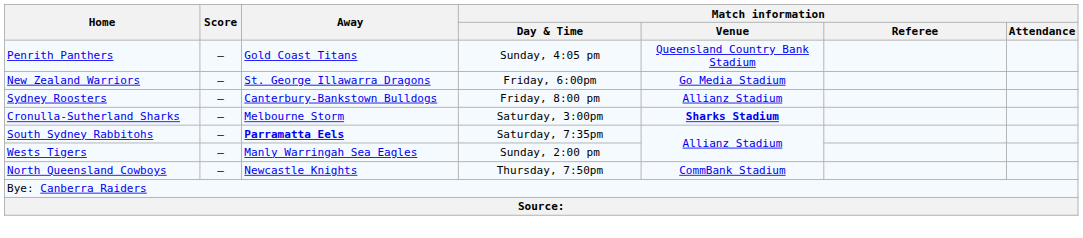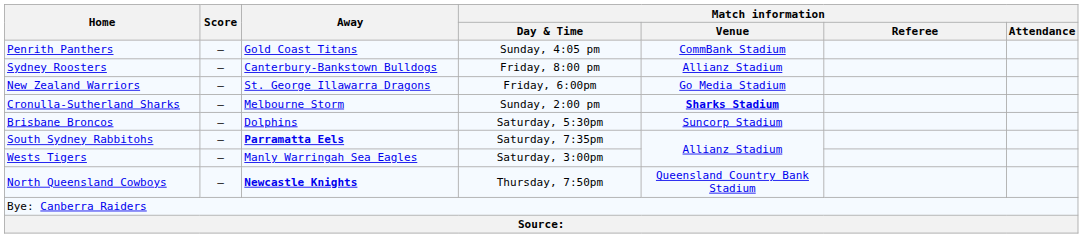(732, 56) Queensland Country Bank Stadium -> (732, 49) CommBank Stadium
rows swapped: (74, 80) <-> (57, 98)
(550, 116) Saturday, 3:00pm -> (550, 103) Sunday, 2:00 pm
+ row: (60, 121)
(550, 152) Sunday, 2:00 pm -> (550, 158) Saturday, 3:00pm
(301, 170) normal -> (301, 182) bold
(732, 170) CommBank Stadium -> (732, 182) Queensland Country Bank Stadium
